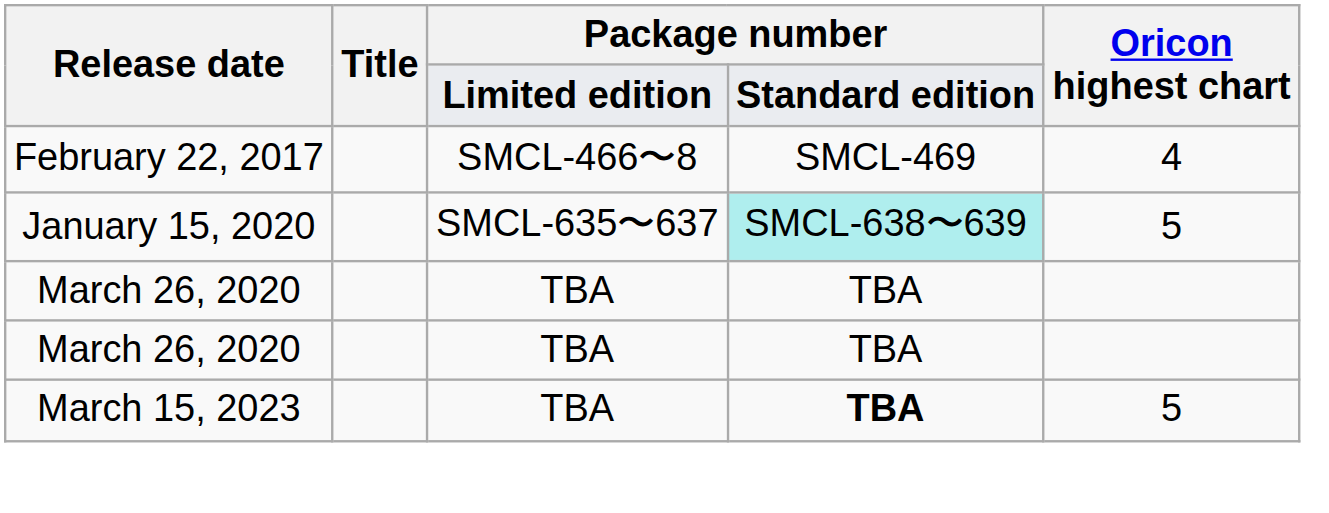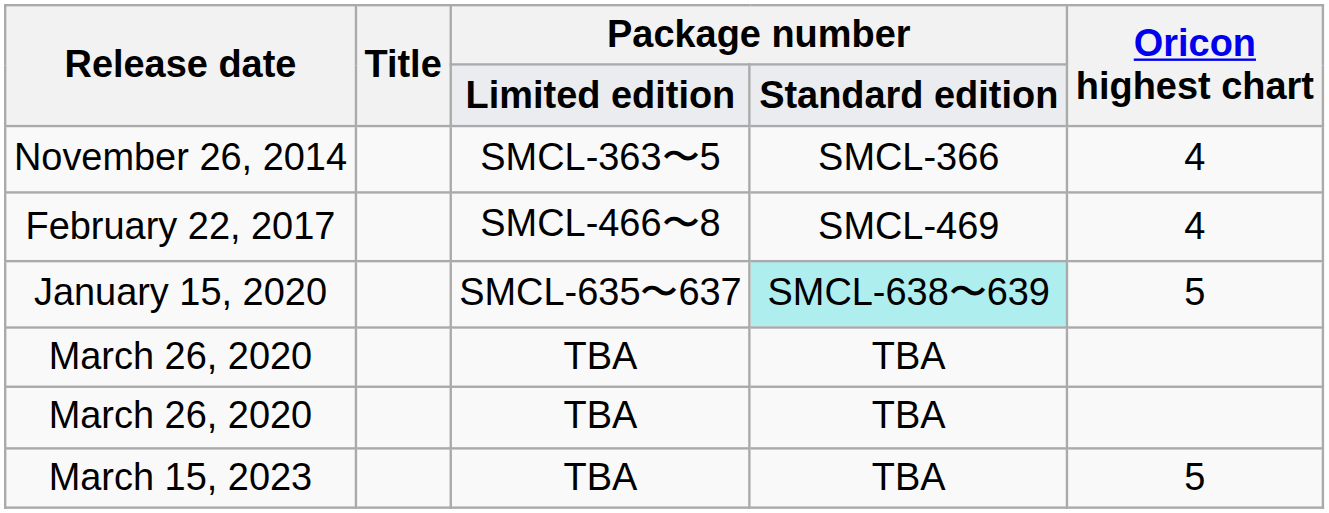+ row: (180, 158)
(886, 409) bold -> (909, 476) normal
